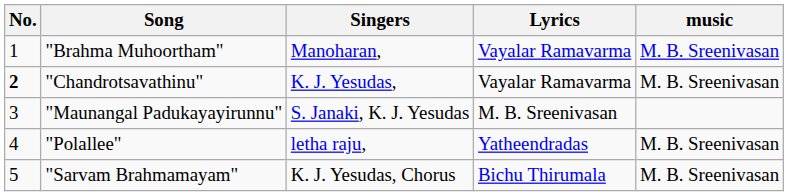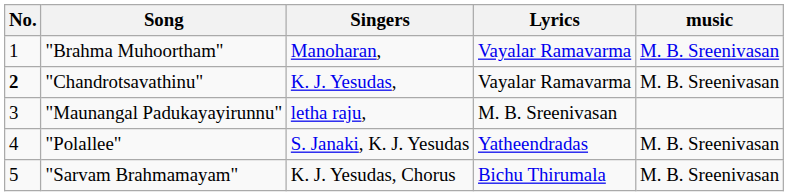(380, 113) S. Janaki, K. J. Yesudas -> (329, 113) letha raju,
(329, 144) letha raju, -> (380, 144) S. Janaki, K. J. Yesudas
